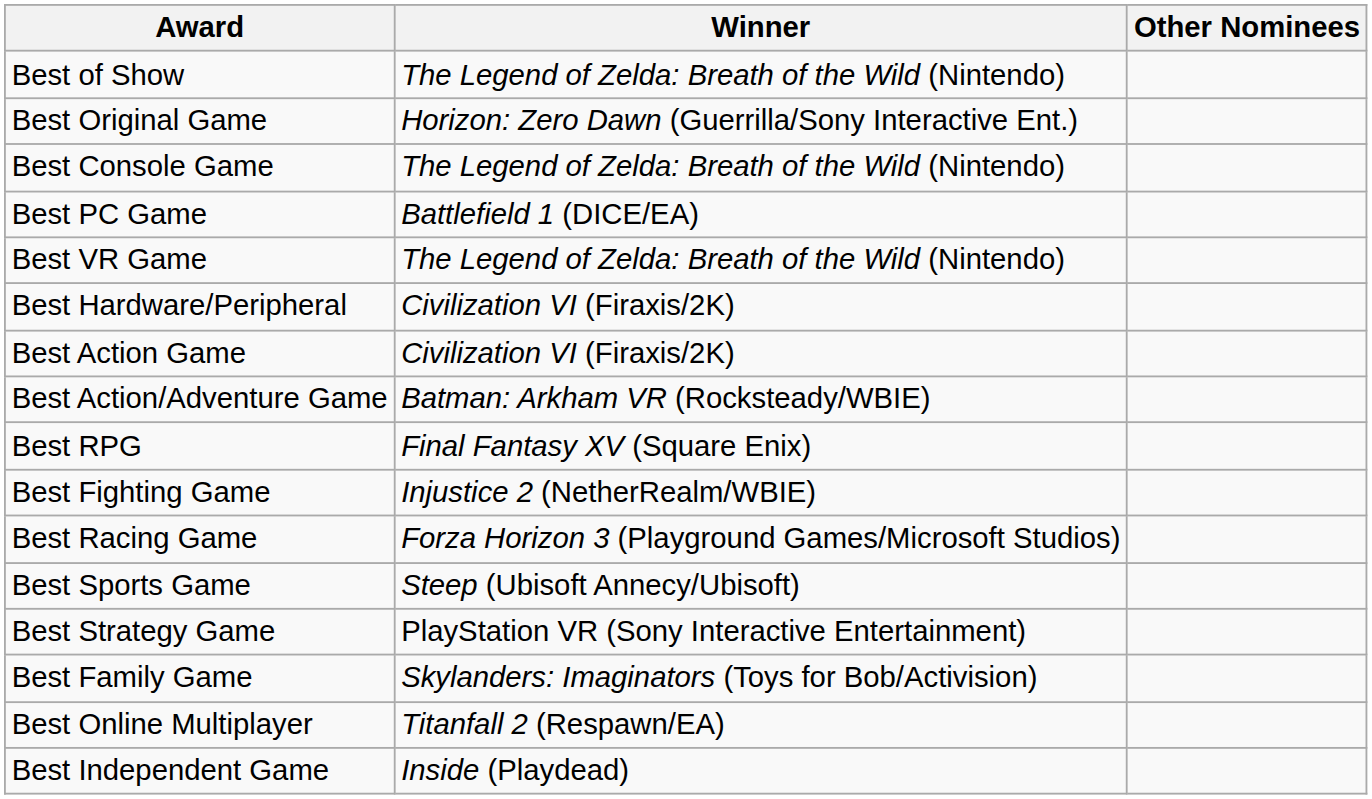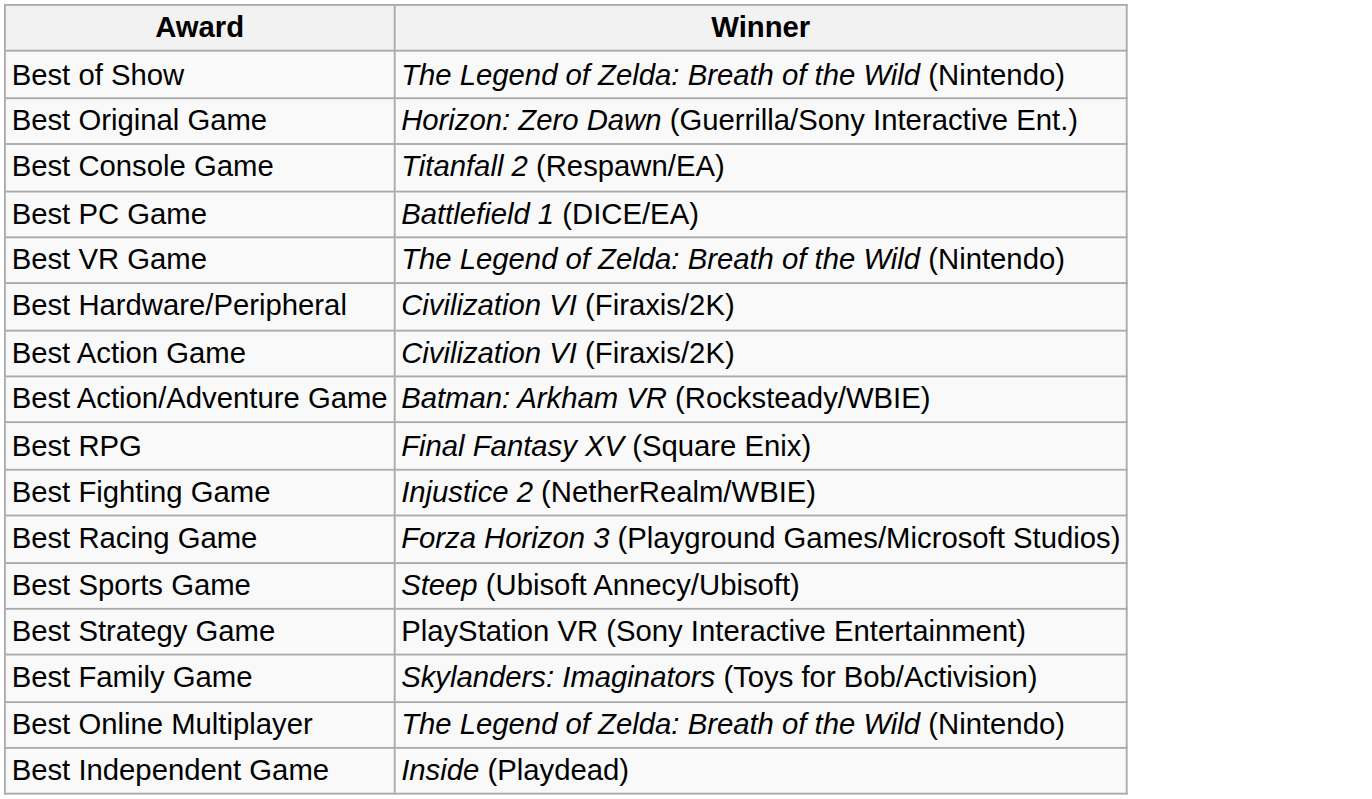- column: (1247, 27)
(733, 167) The Legend of Zelda: Breath of the Wild (Nintendo) -> (563, 167) Titanfall 2 (Respawn/EA)
(563, 724) Titanfall 2 (Respawn/EA) -> (733, 724) The Legend of Zelda: Breath of the Wild (Nintendo)
